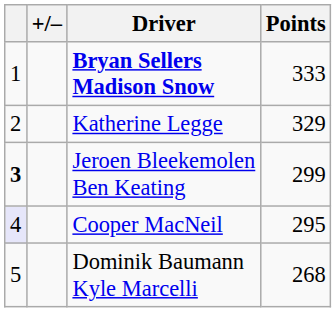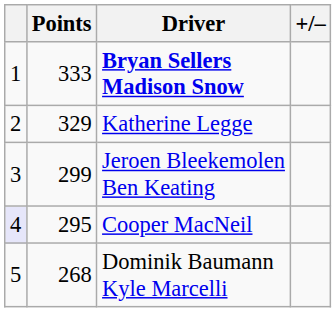columns swapped: (47, 23) <-> (296, 23)
(16, 174) bold -> (16, 174) normal
